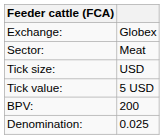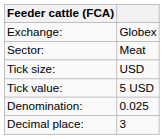- row: (20, 106)
+ row: (45, 124)
